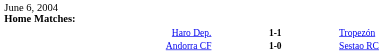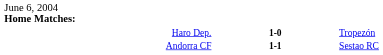(275, 32) 1-1 -> (275, 32) 1-0
(275, 46) 1-0 -> (275, 46) 1-1
